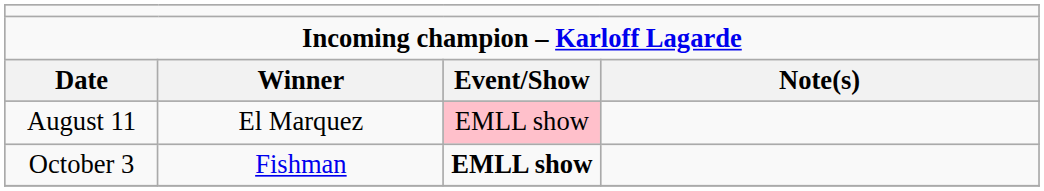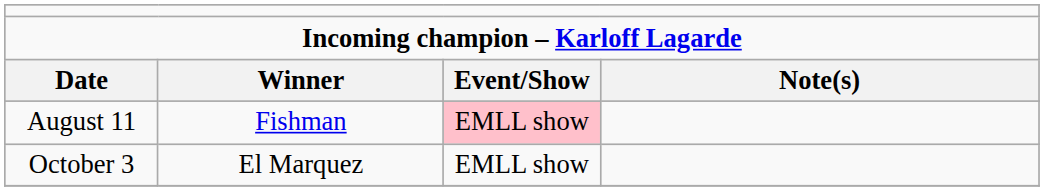(301, 122) El Marquez -> (301, 122) Fishman
(301, 164) Fishman -> (301, 164) El Marquez
(522, 164) bold -> (522, 164) normal
